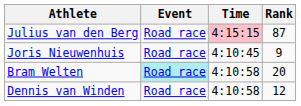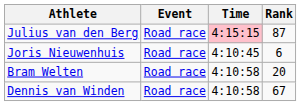(279, 52) 9 -> (279, 52) 6
(175, 72) paleturquoise background -> (175, 72) no background
(279, 91) 12 -> (279, 91) 67
